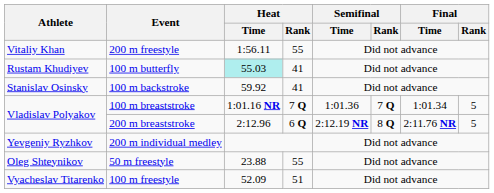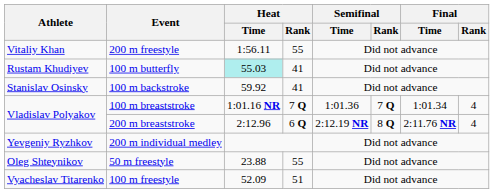(474, 105) 5 -> (474, 105) 4
(474, 124) 5 -> (474, 124) 4
